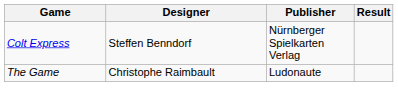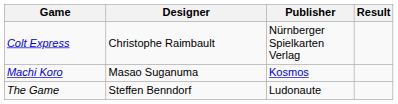(150, 43) Steffen Benndorf -> (162, 43) Christophe Raimbault
+ row: (35, 73)
(162, 73) Christophe Raimbault -> (150, 90) Steffen Benndorf
